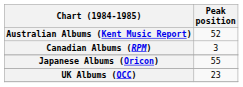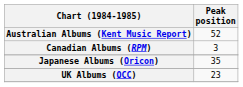(216, 61) 55 -> (216, 61) 35
